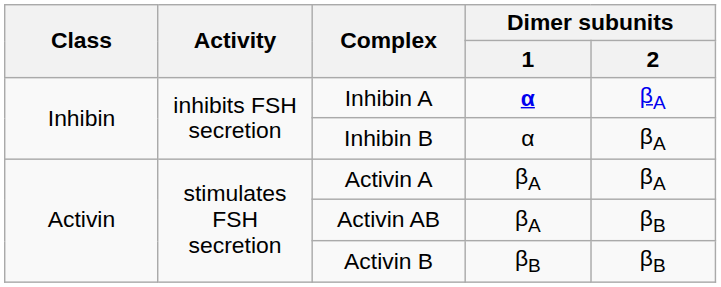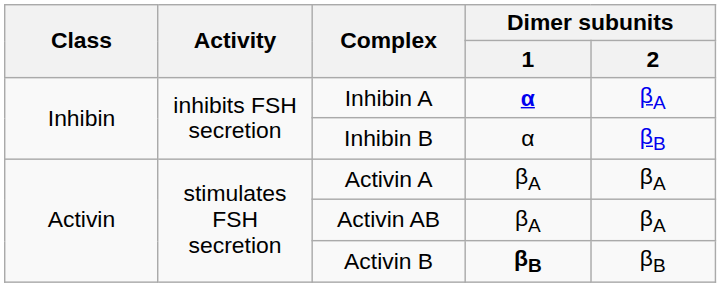(653, 139) βA -> (653, 139) βB
(653, 220) βB -> (653, 220) βA
(528, 261) normal -> (528, 261) bold
